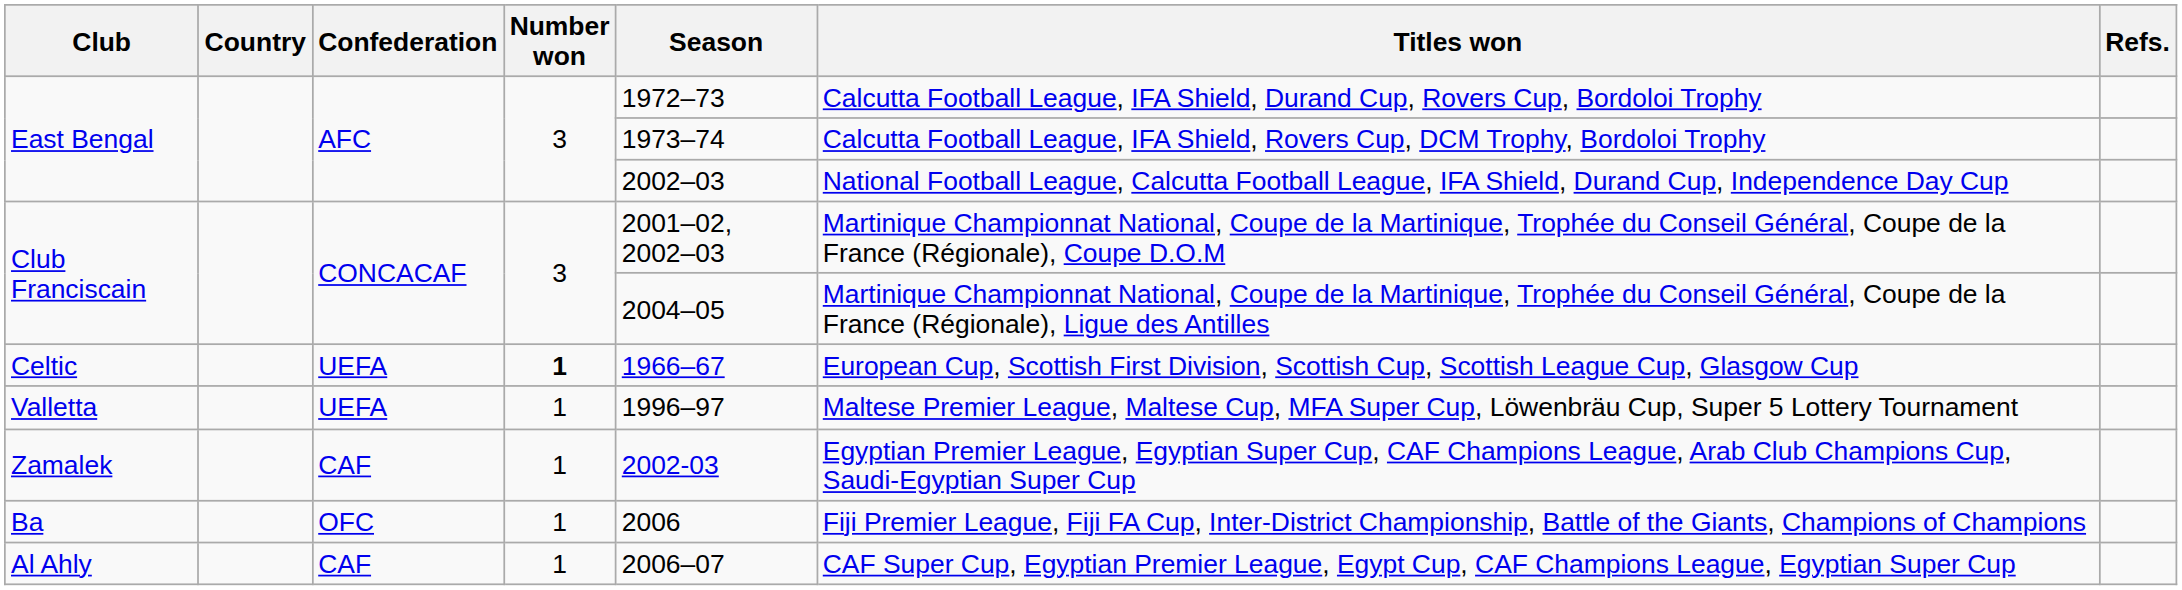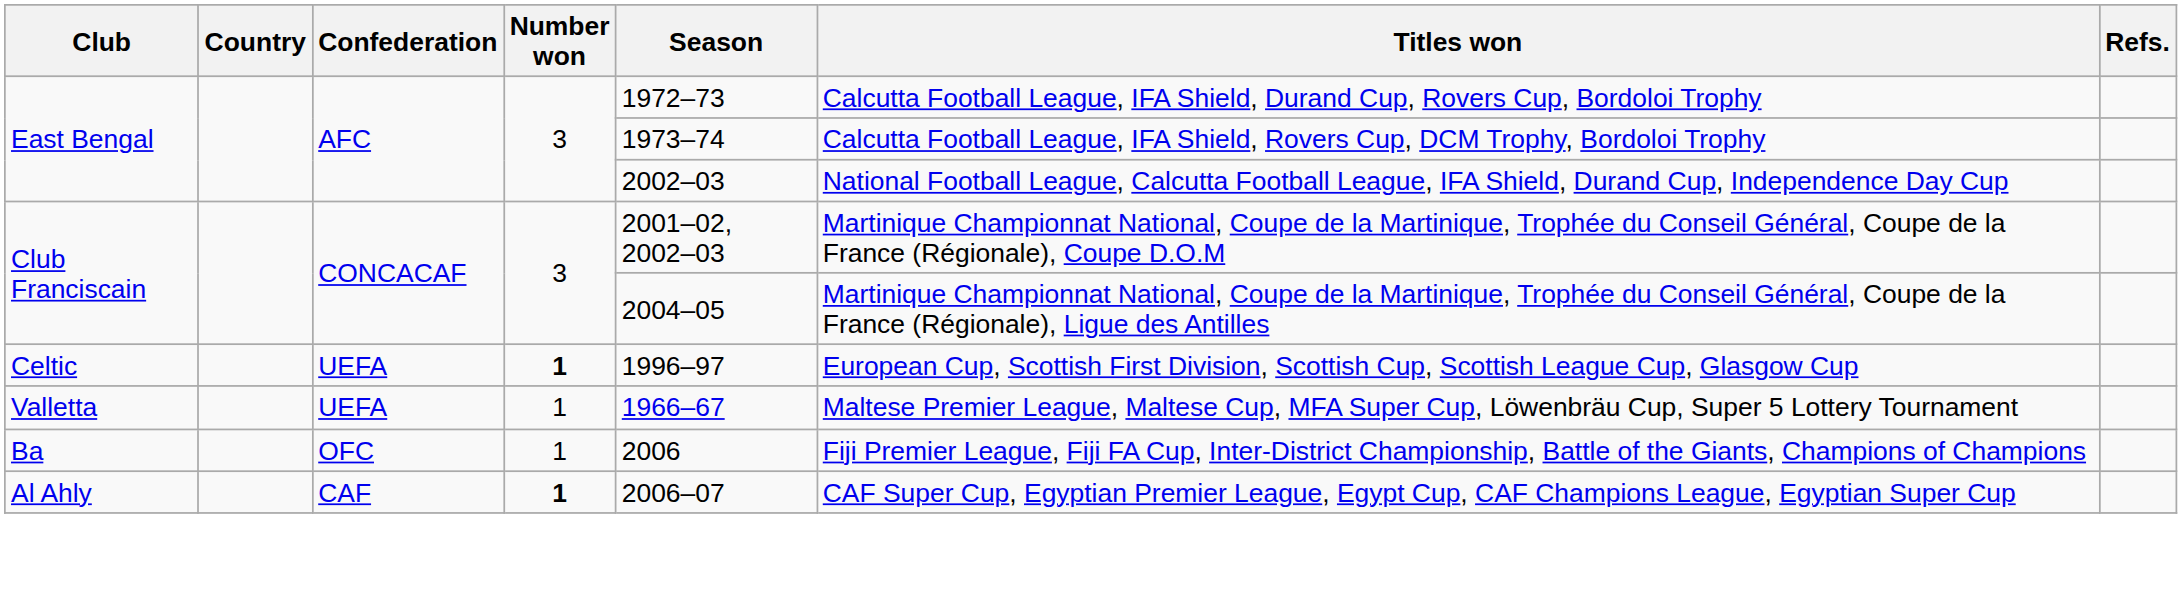(673, 366) 1966–67 -> (673, 366) 1996–97
(673, 408) 1996–97 -> (673, 408) 1966–67
- row: (62, 464)
(560, 563) normal -> (560, 492) bold
